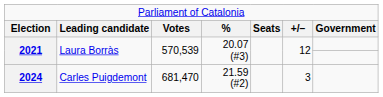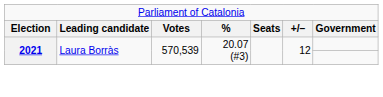- row: (31, 78)
